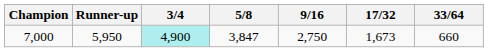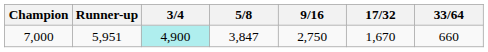(107, 36) 5,950 -> (107, 36) 5,951
(380, 36) 1,673 -> (380, 36) 1,670
